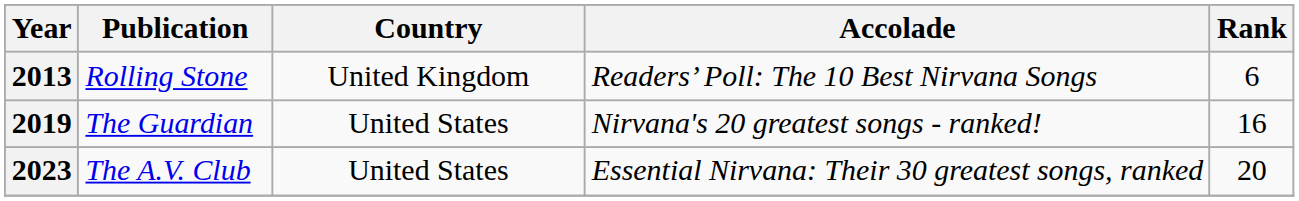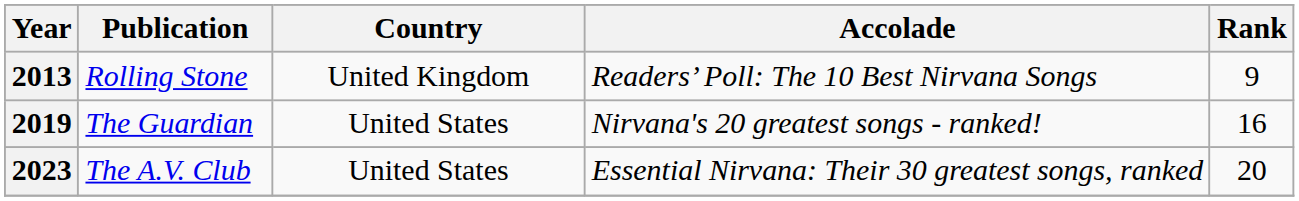(1252, 75) 6 -> (1252, 75) 9
